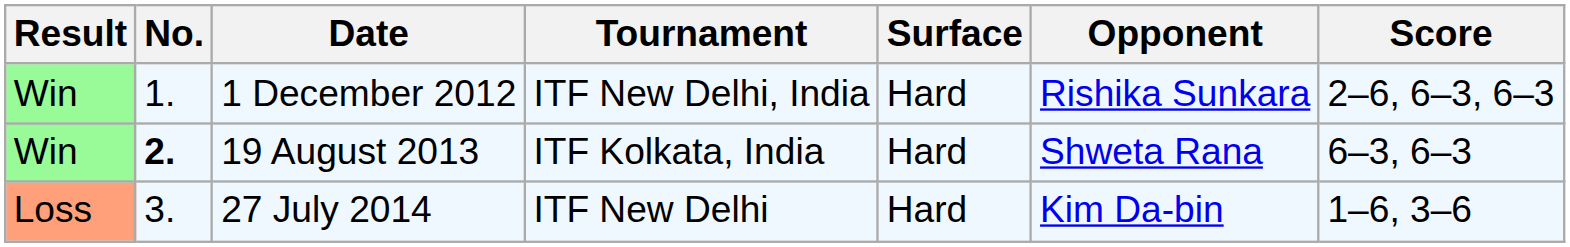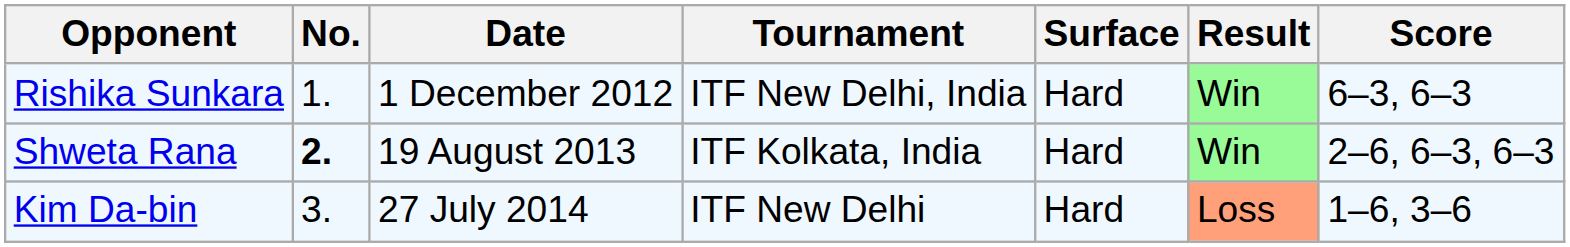columns swapped: (70, 33) <-> (1175, 33)
(1441, 92) 2–6, 6–3, 6–3 -> (1400, 92) 6–3, 6–3
(1400, 151) 6–3, 6–3 -> (1441, 151) 2–6, 6–3, 6–3
